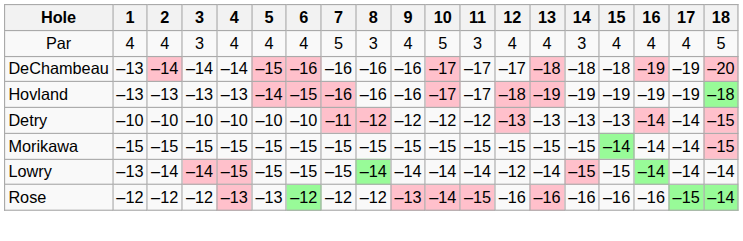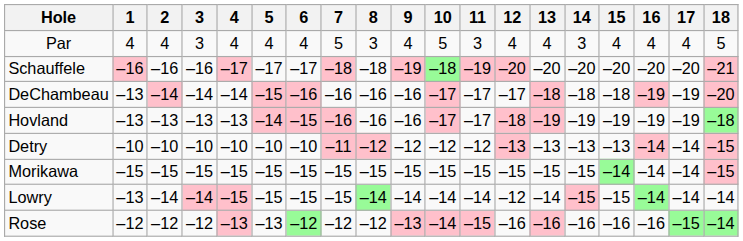+ row: (47, 69)
